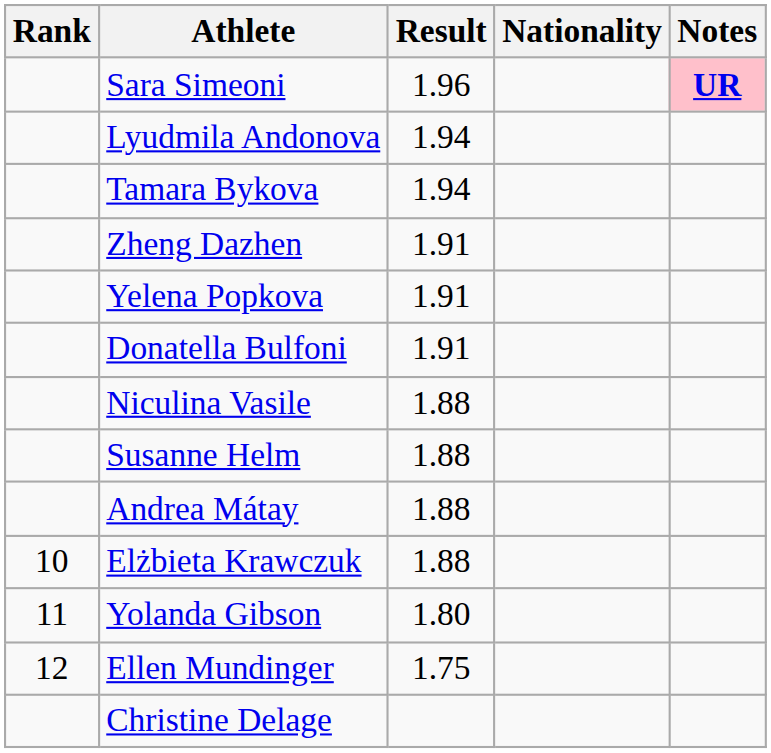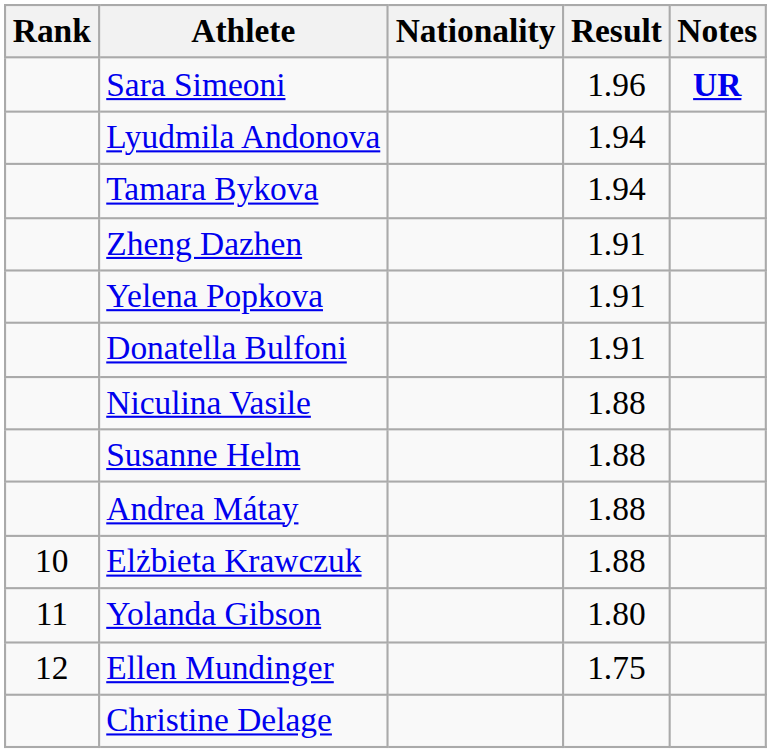columns swapped: (582, 31) <-> (441, 31)
(717, 84) pink background -> (717, 84) no background
